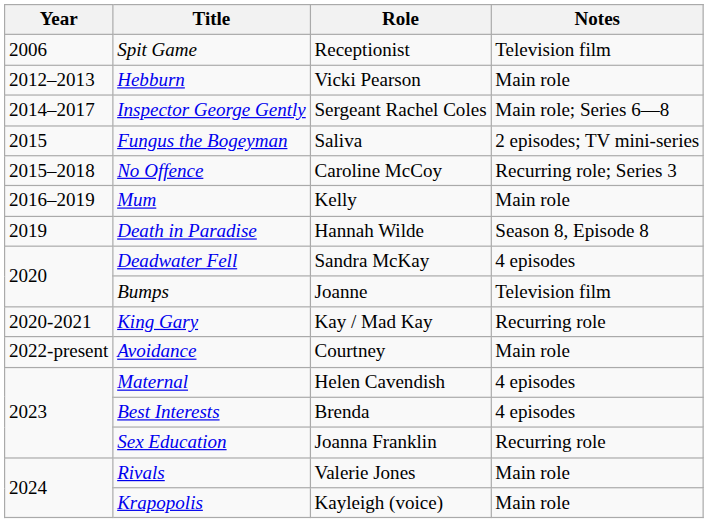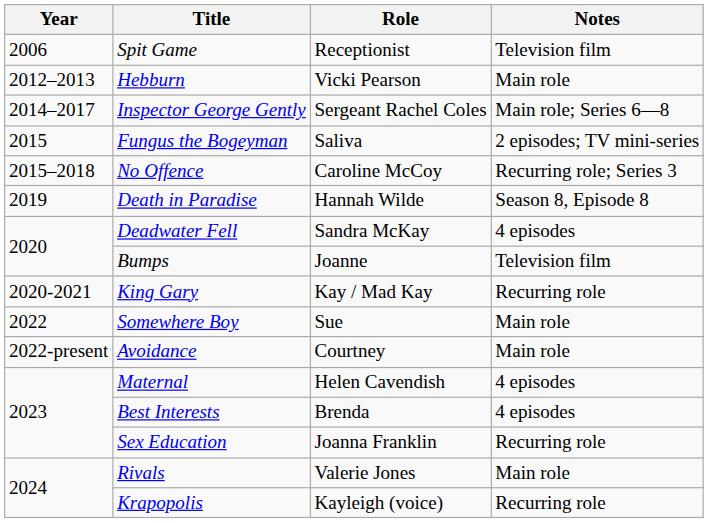- row: (137, 200)
+ row: (178, 321)
(533, 502) Main role -> (551, 502) Recurring role
